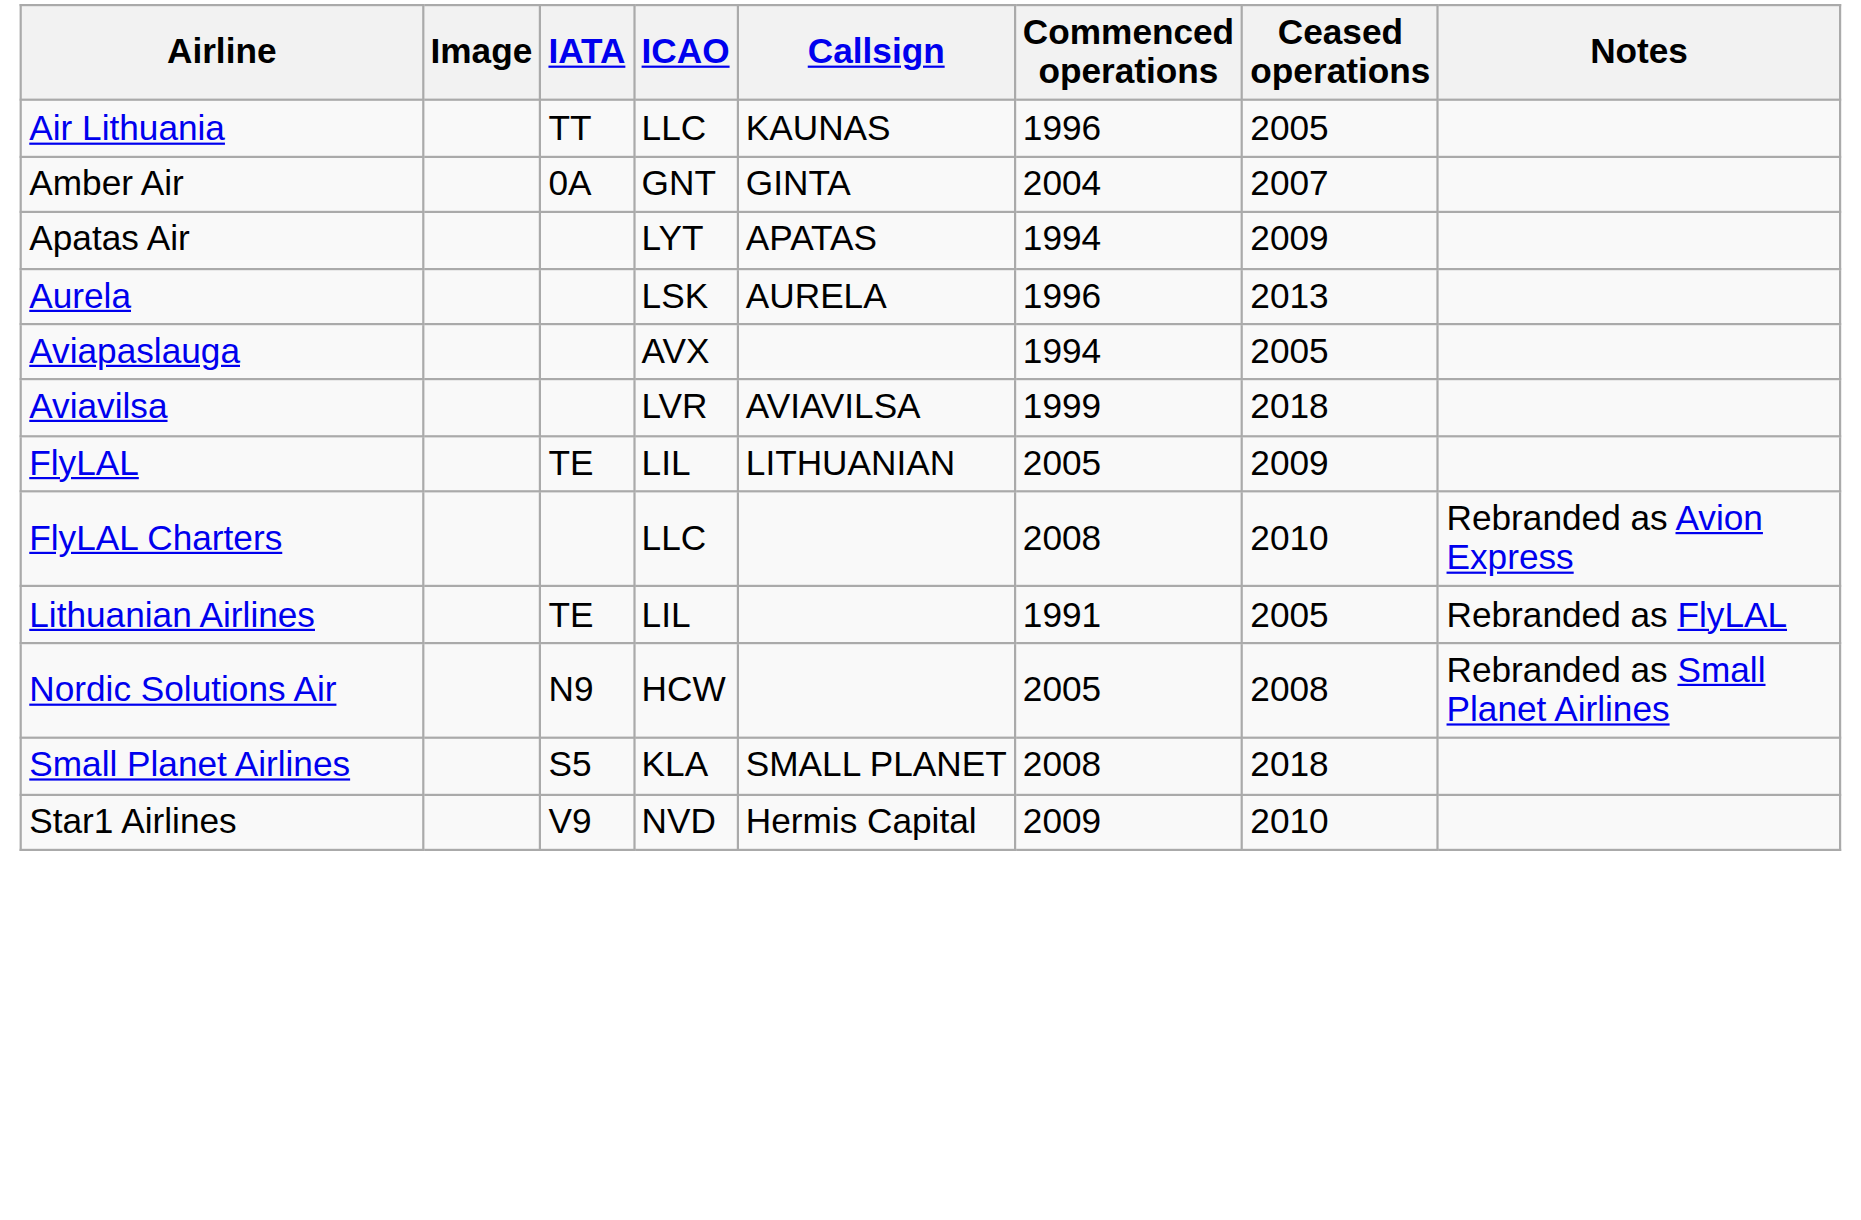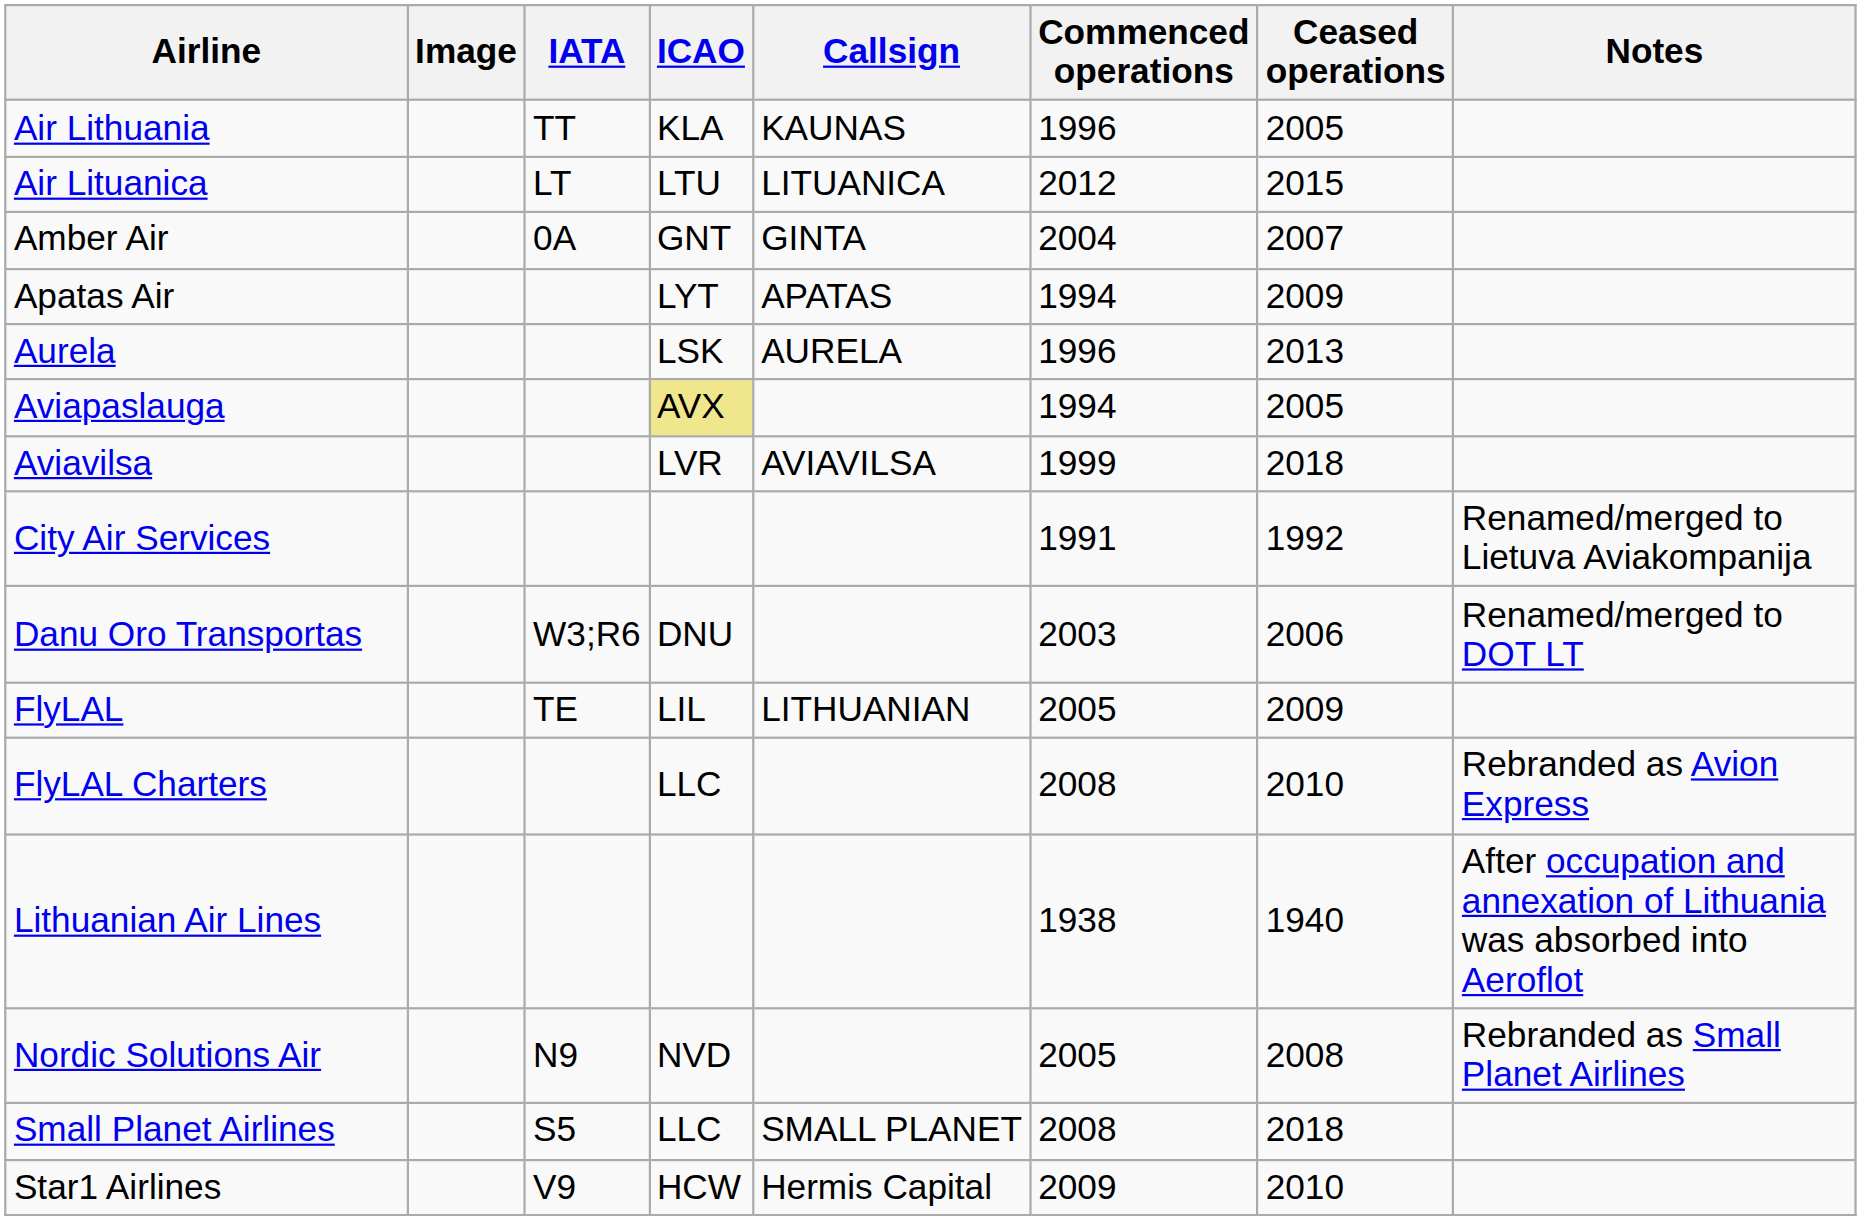(674, 127) LLC -> (690, 127) KLA
+ row: (111, 183)
(675, 351) no background -> (691, 406) khaki background
+ row: (142, 538)
+ row: (188, 633)
+ row: (168, 920)
- row: (172, 614)
(684, 689) HCW -> (694, 1055) NVD
(675, 765) KLA -> (689, 1130) LLC
(679, 821) NVD -> (699, 1186) HCW
